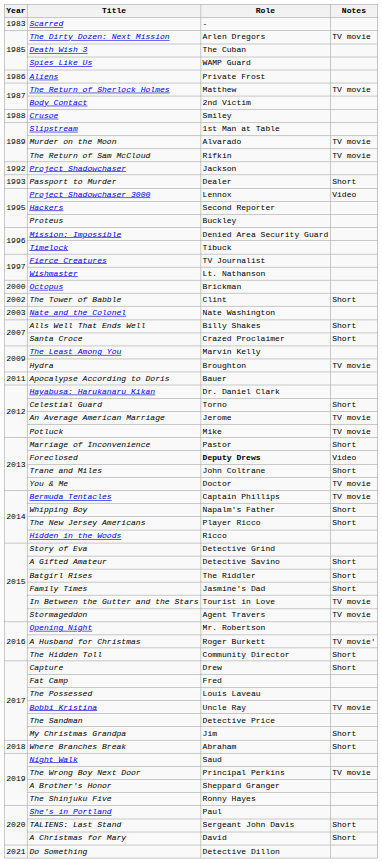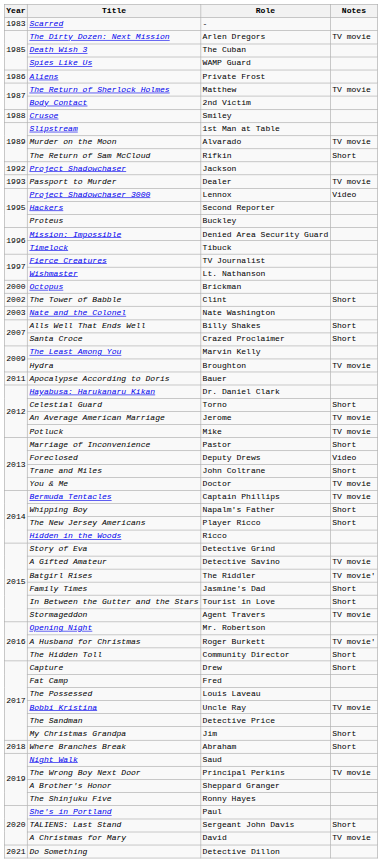(351, 155) TV movie -> (344, 155) Short
(344, 182) Short -> (351, 182) TV movie
(232, 458) bold -> (232, 458) normal
(344, 563) Short -> (351, 563) TV movie
(344, 576) Short -> (354, 576) TV movie'
(351, 602) TV movie -> (344, 602) Short
(344, 838) Short -> (351, 838) TV movie
